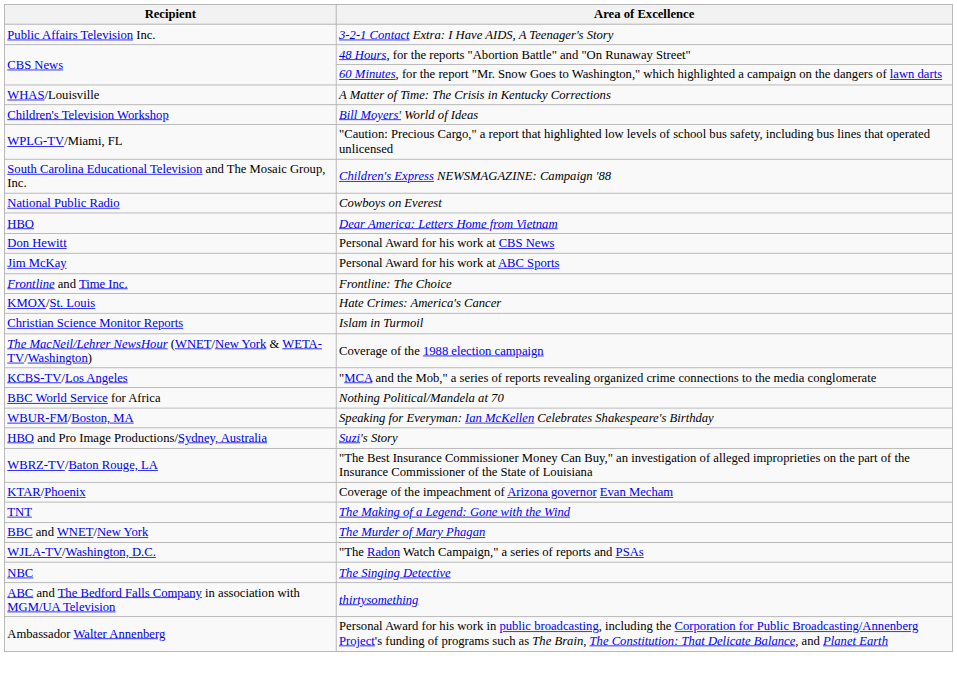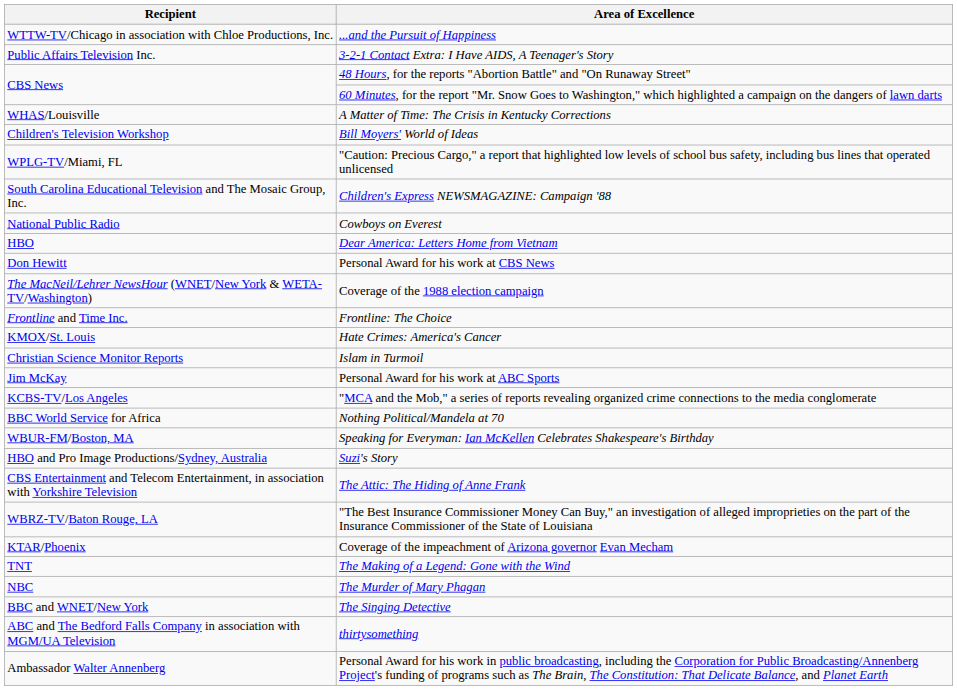+ row: (418, 34)
rows swapped: (441, 350) <-> (449, 263)
+ row: (432, 485)
(78, 532) BBC and WNET/New York -> (20, 586) NBC
- row: (491, 552)
(20, 572) NBC -> (78, 606) BBC and WNET/New York
